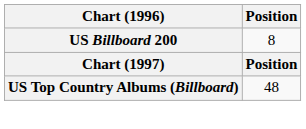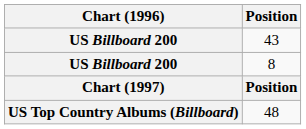+ row: (271, 40)
